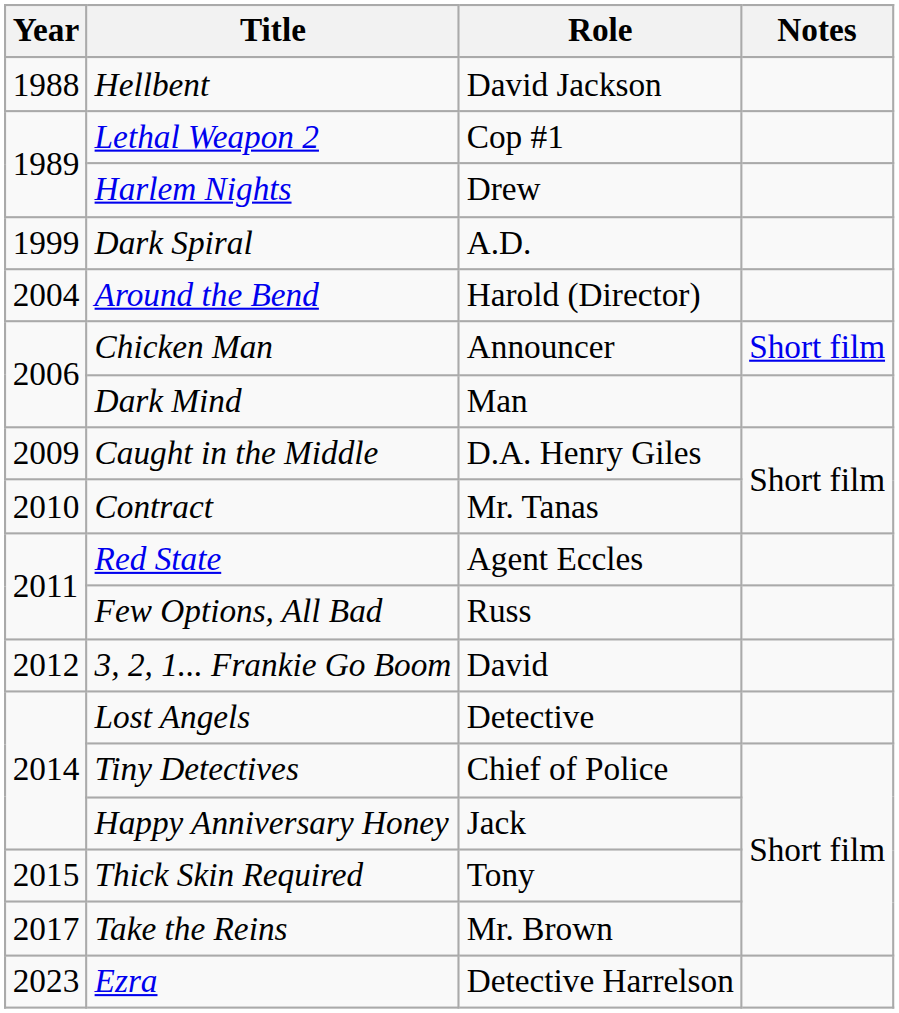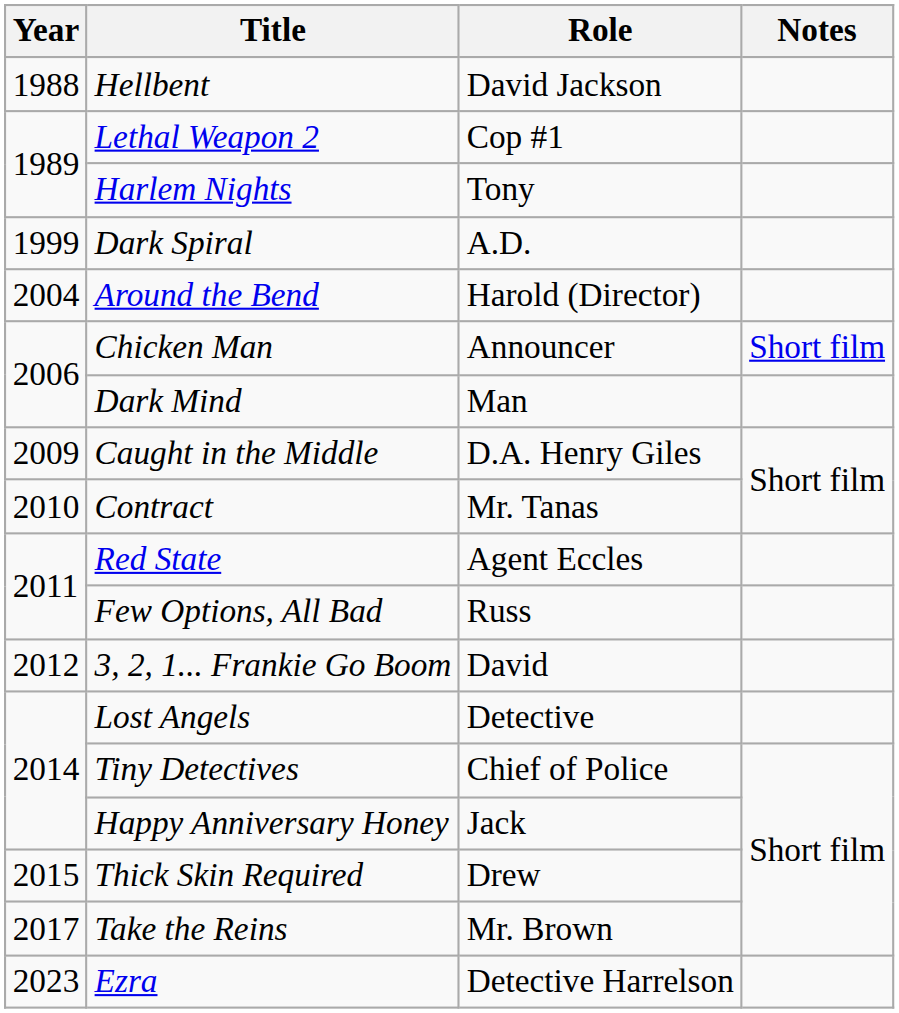(504, 189) Drew -> (501, 189) Tony
(501, 875) Tony -> (504, 875) Drew
